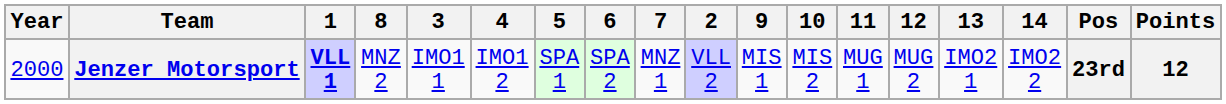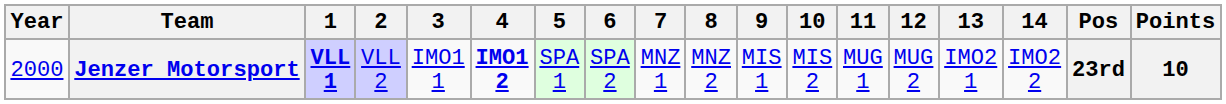columns swapped: (711, 22) <-> (381, 22)
(502, 69) normal -> (502, 69) bold
(1176, 69) 12 -> (1176, 69) 10
